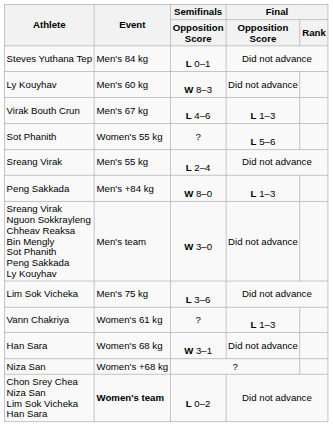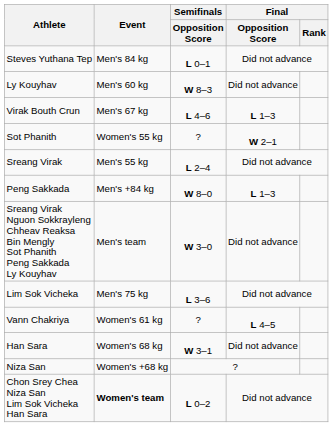(263, 142) L 5–6 -> (263, 142) W 2–1
(263, 326) L 1–3 -> (263, 326) L 4–5
